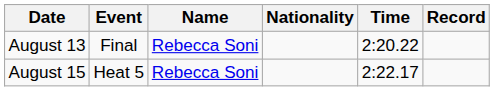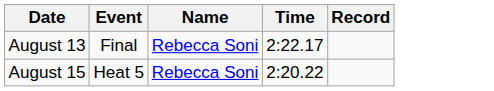- column: (310, 18)
(390, 45) 2:20.22 -> (295, 45) 2:22.17
(390, 72) 2:22.17 -> (295, 72) 2:20.22
